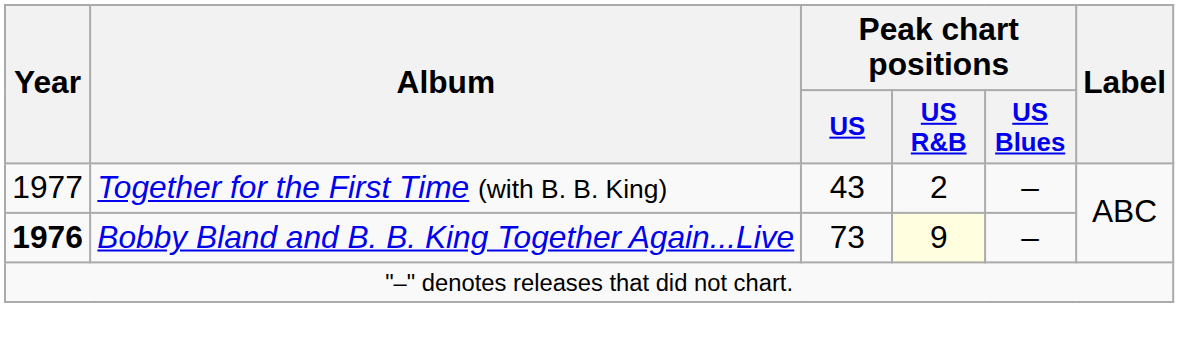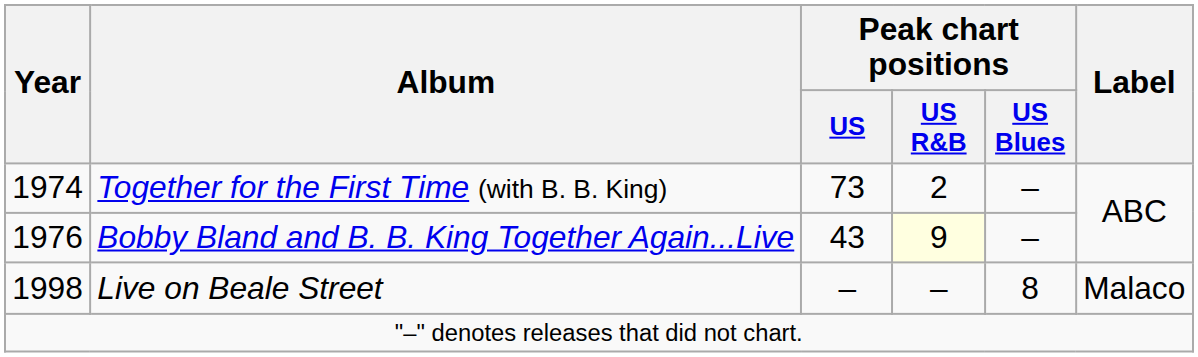(48, 187) 1977 -> (48, 187) 1974
(847, 187) 43 -> (847, 187) 73
(48, 237) bold -> (48, 237) normal
(847, 237) 73 -> (847, 237) 43
+ row: (240, 287)
